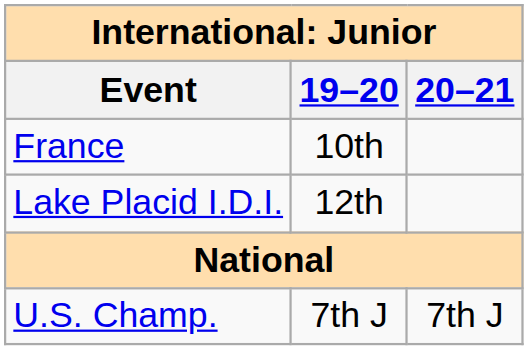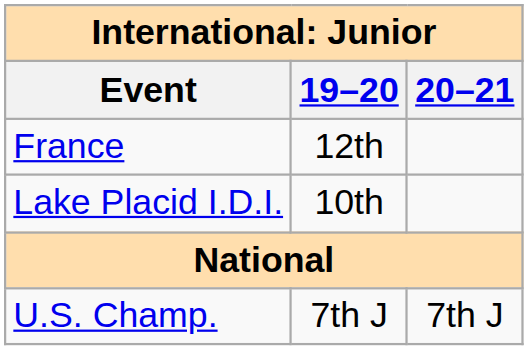(349, 145) 10th -> (349, 145) 12th
(349, 202) 12th -> (349, 202) 10th
